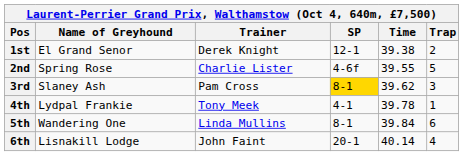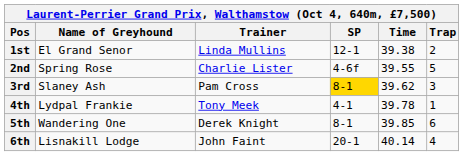(239, 50) Derek Knight -> (242, 50) Linda Mullins
(242, 123) Linda Mullins -> (239, 123) Derek Knight
(398, 123) 39.84 -> (398, 123) 39.85
